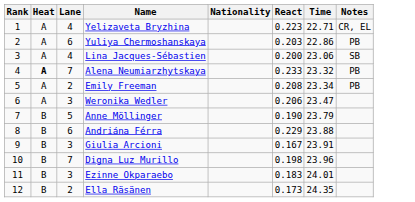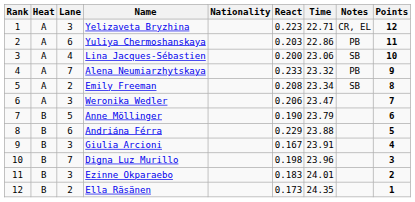+ column: (392, 12)
(70, 27) 4 -> (70, 27) 3
(44, 71) bold -> (44, 71) normal
(355, 86) PB -> (355, 86) SB
